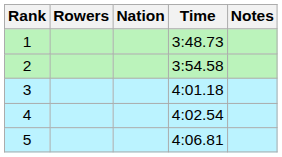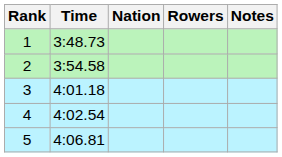columns swapped: (81, 16) <-> (198, 16)
